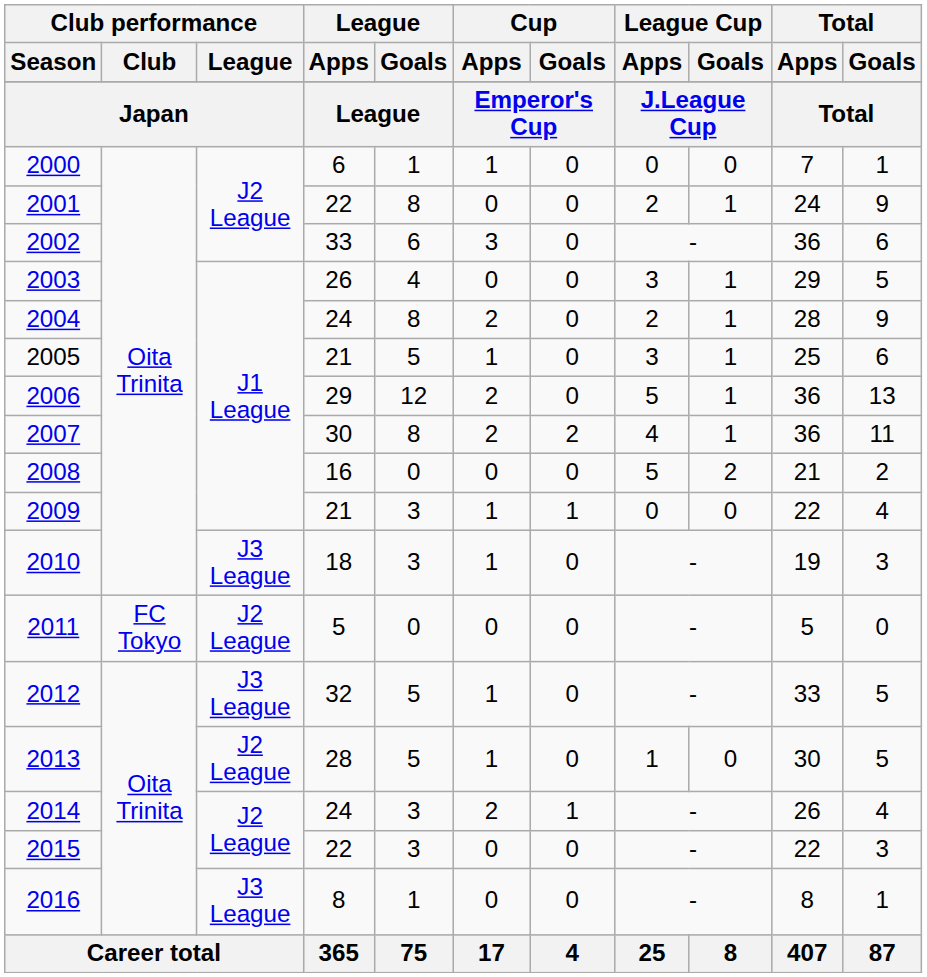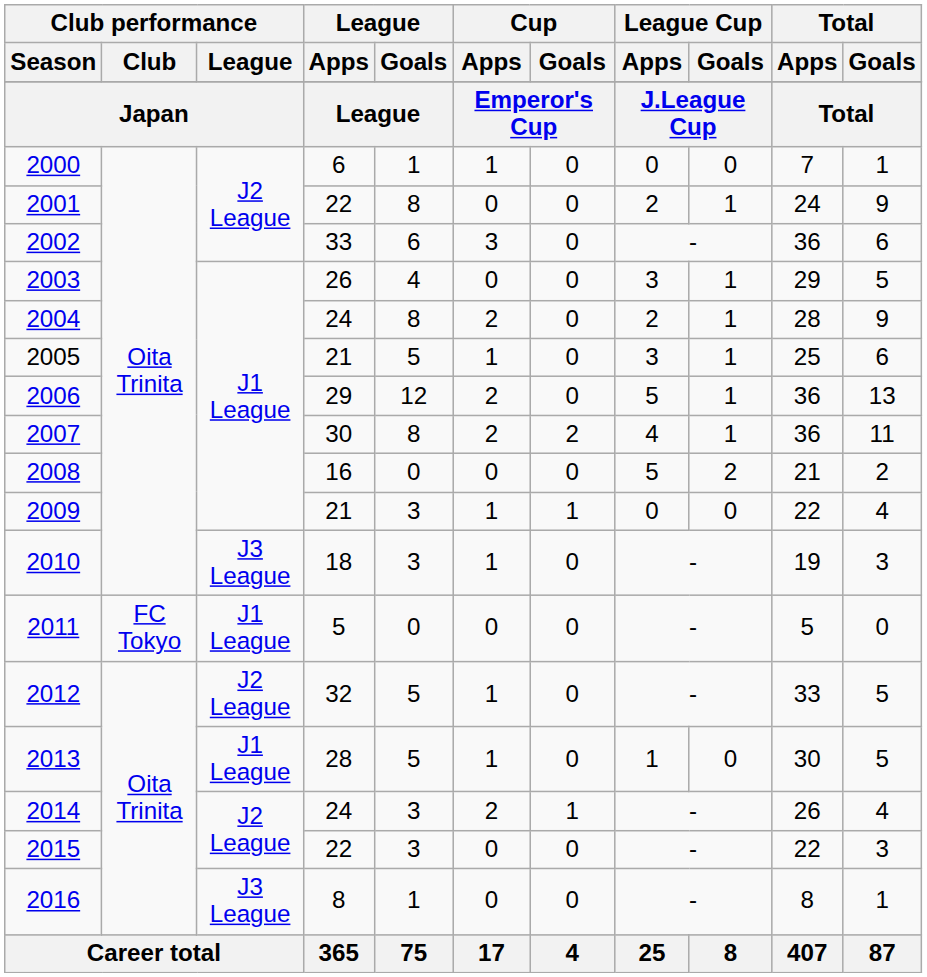(250, 628) J2 League -> (250, 628) J1 League
(250, 693) J3 League -> (250, 693) J2 League
(250, 759) J2 League -> (250, 759) J1 League
